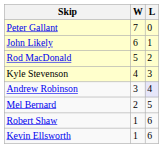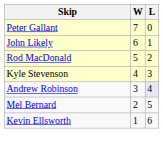- row: (32, 120)
